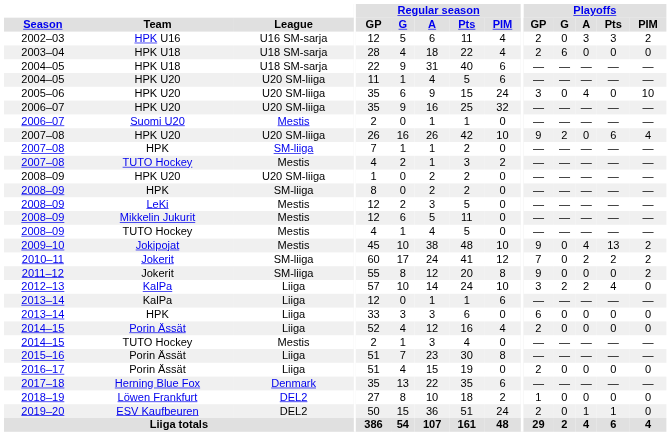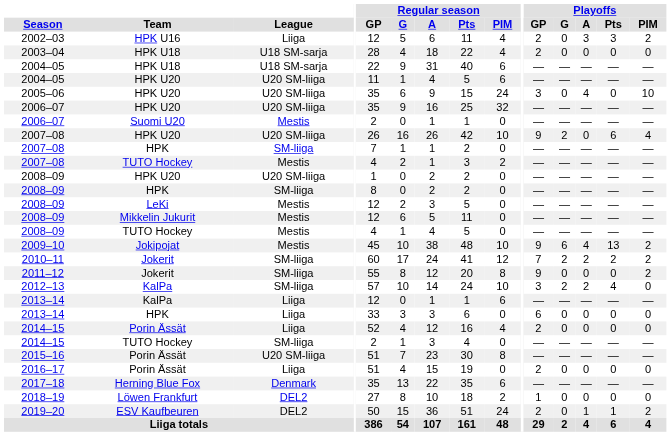(294, 38) U16 SM-sarja -> (294, 38) Liiga
(564, 52) 6 -> (564, 52) 0
(564, 245) 0 -> (564, 245) 6
(564, 259) 0 -> (564, 259) 2
(294, 287) Liiga -> (294, 287) SM-liiga
(294, 342) Mestis -> (294, 342) SM-liiga
(294, 356) Liiga -> (294, 356) U20 SM-liiga
(648, 411) 0 -> (648, 411) 2
